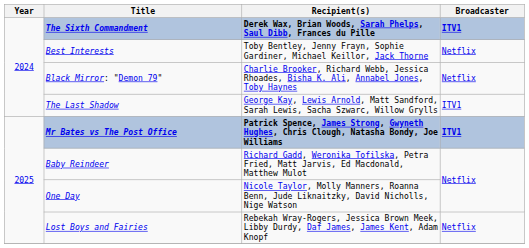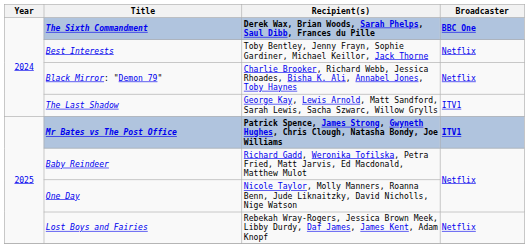(452, 29) ITV1 -> (459, 29) BBC One
